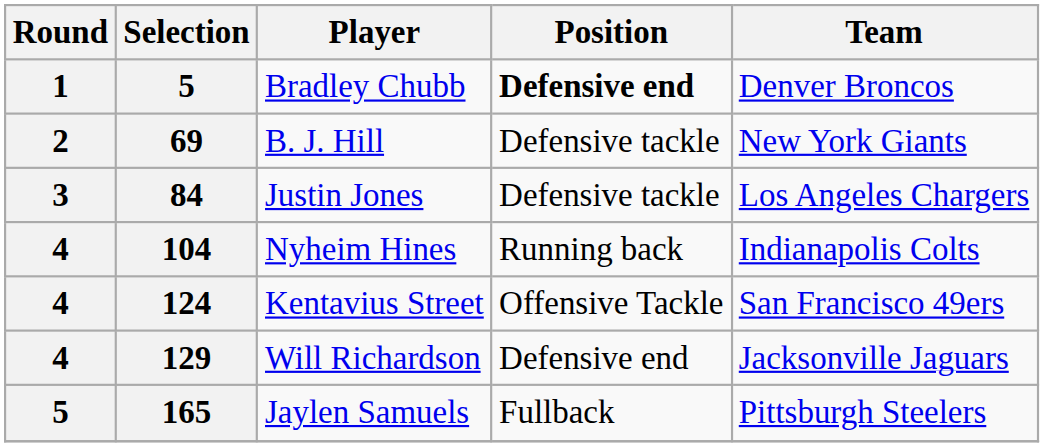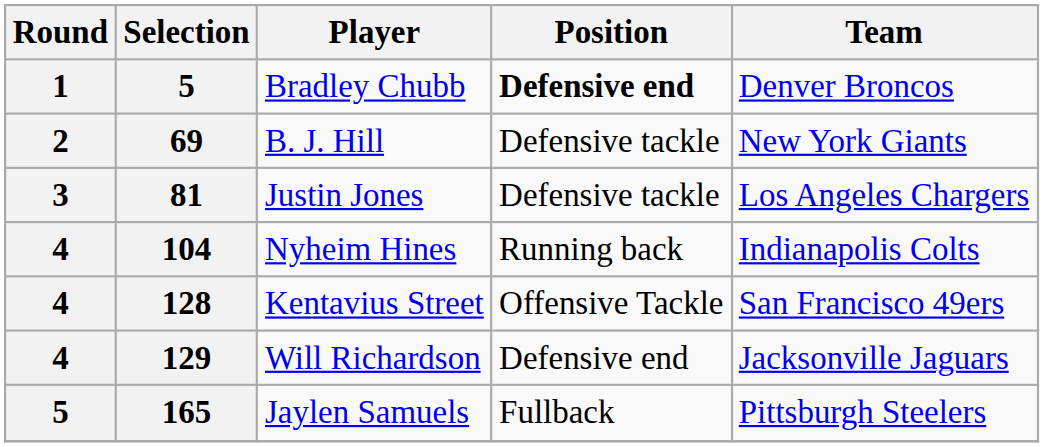(187, 195) 84 -> (187, 195) 81
(187, 303) 124 -> (187, 303) 128
